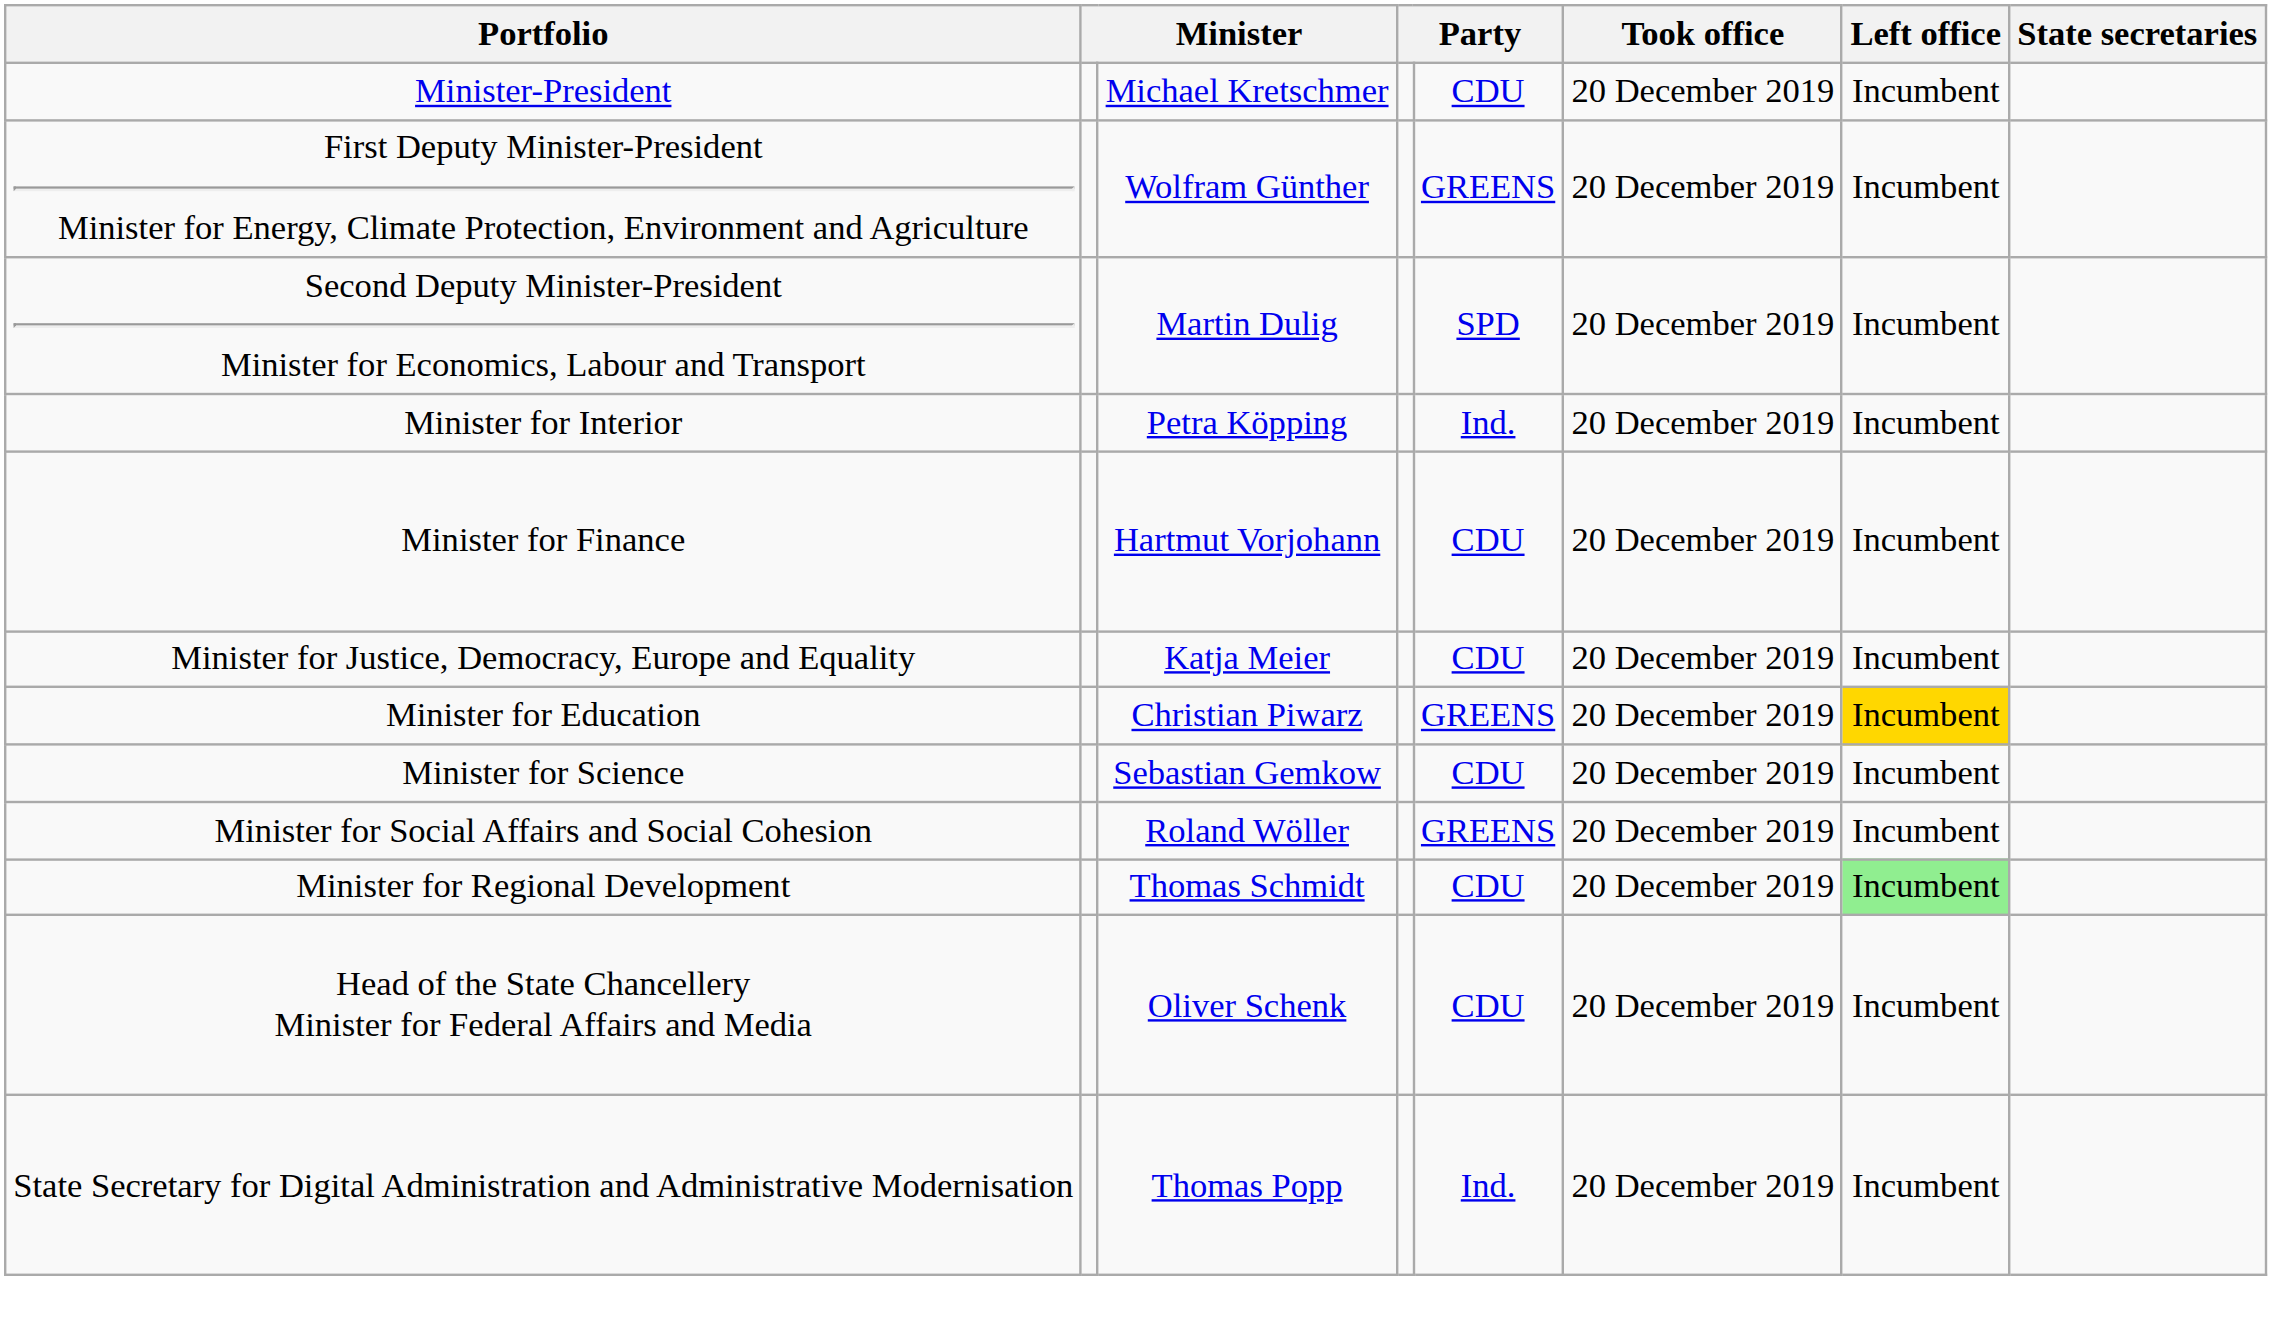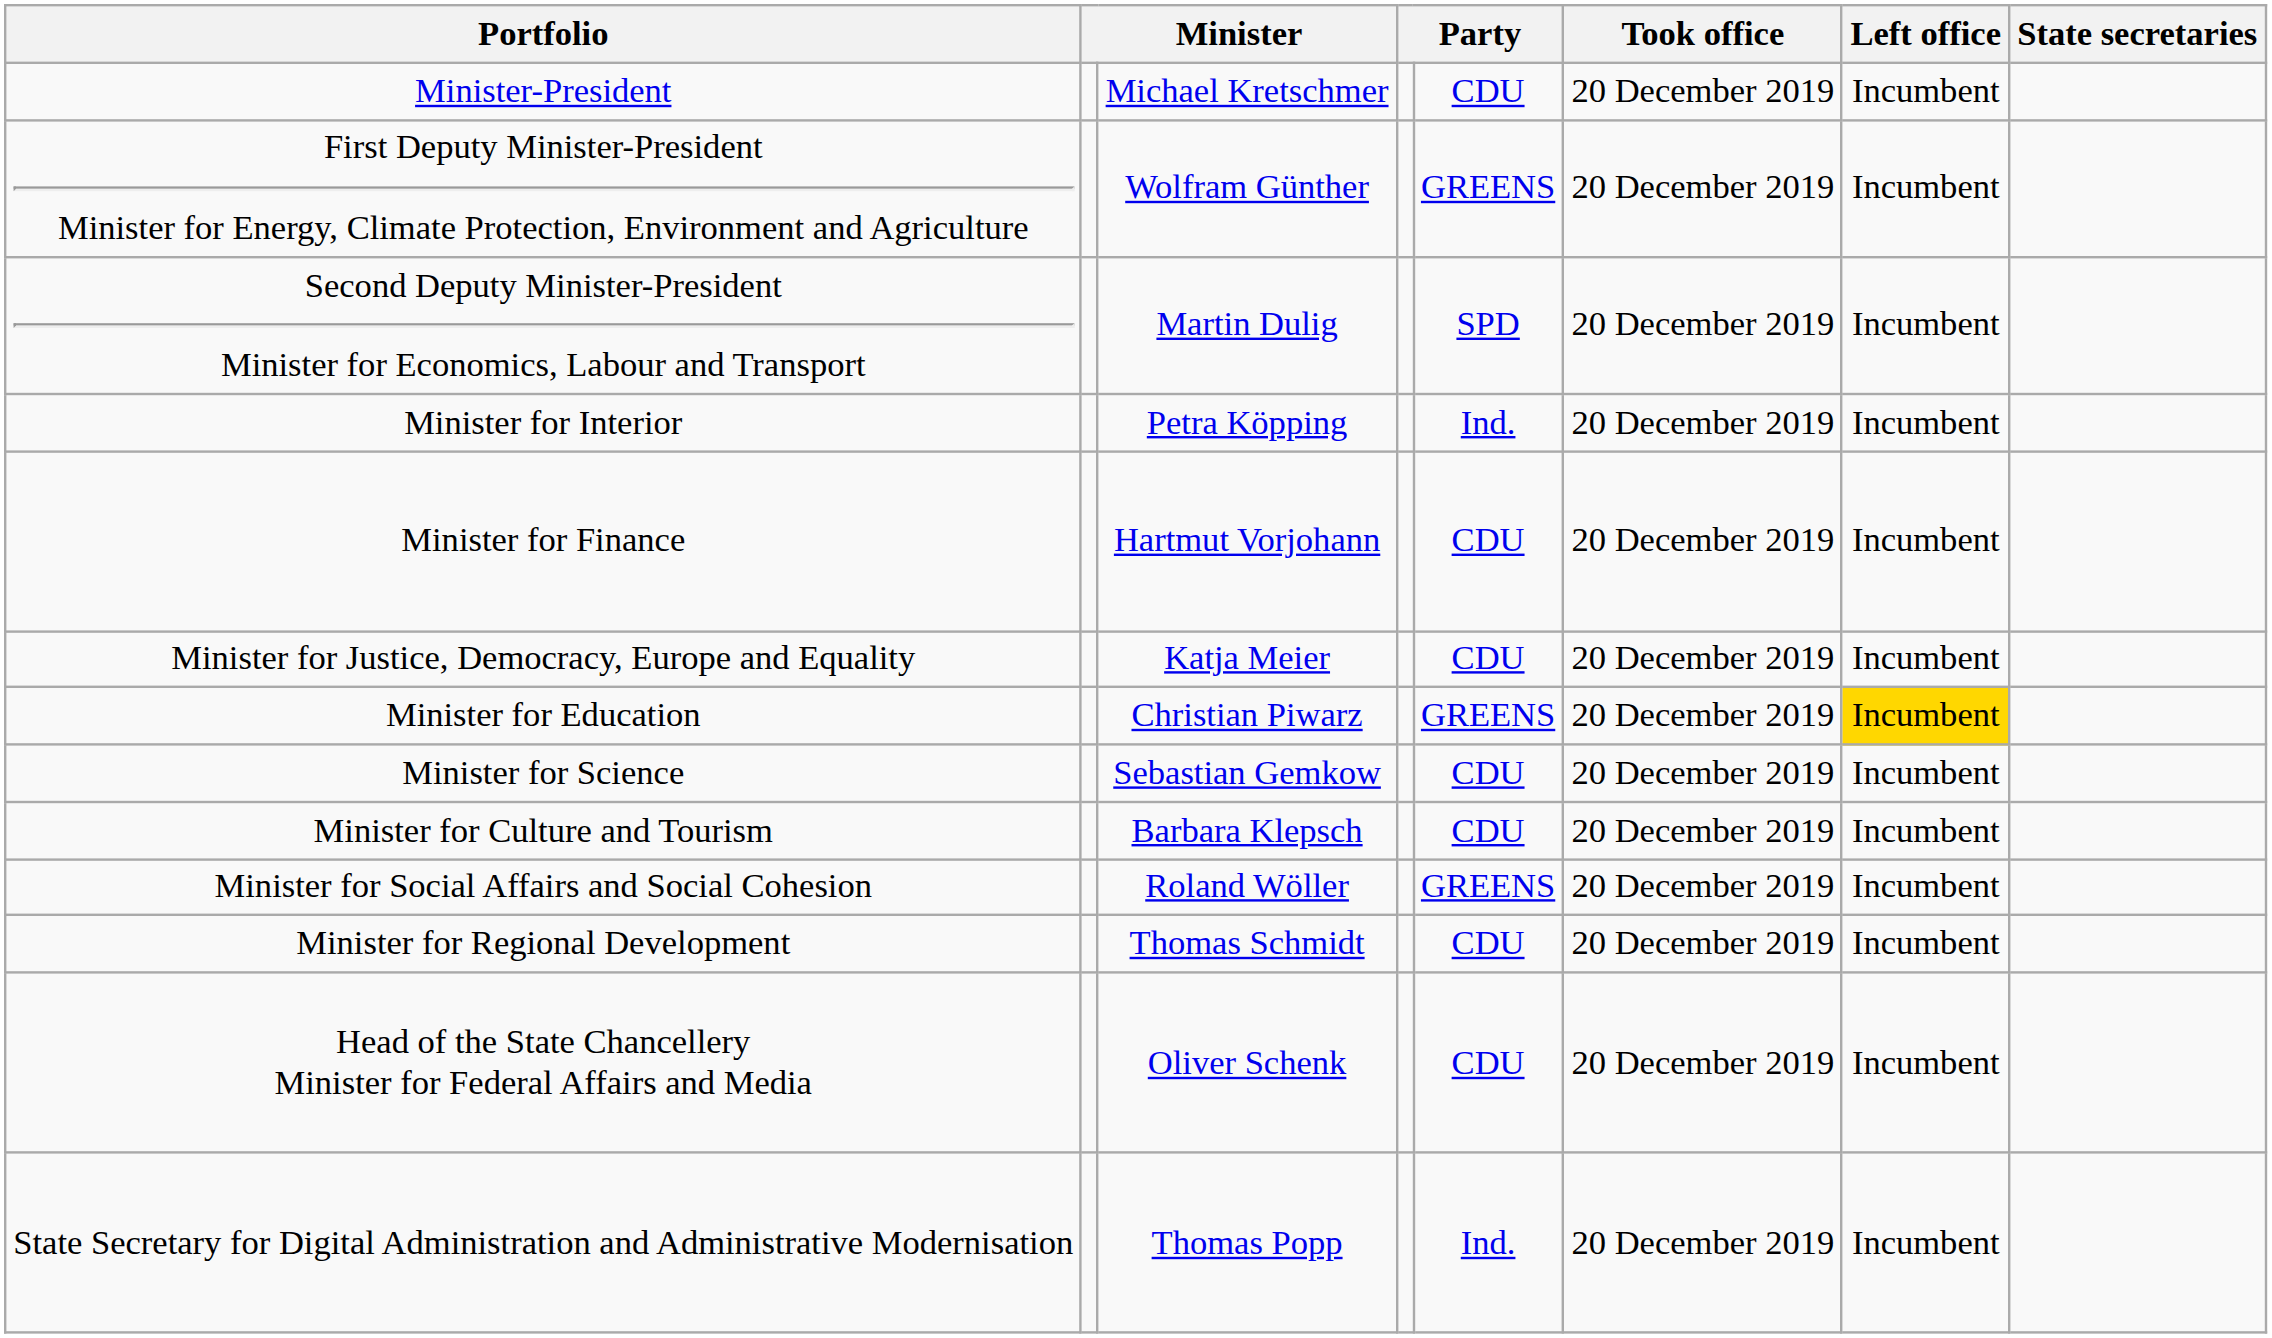+ row: (543, 829)
(1926, 886) lightgreen background -> (1926, 943) no background
